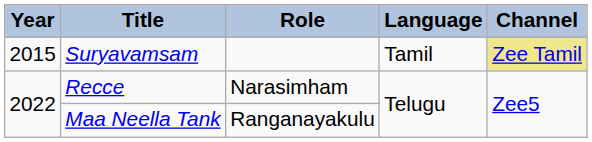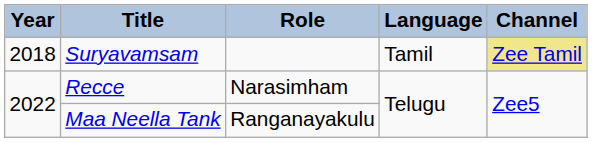(33, 53) 2015 -> (33, 53) 2018
